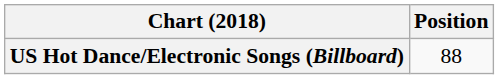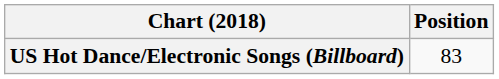(451, 55) 88 -> (451, 55) 83
